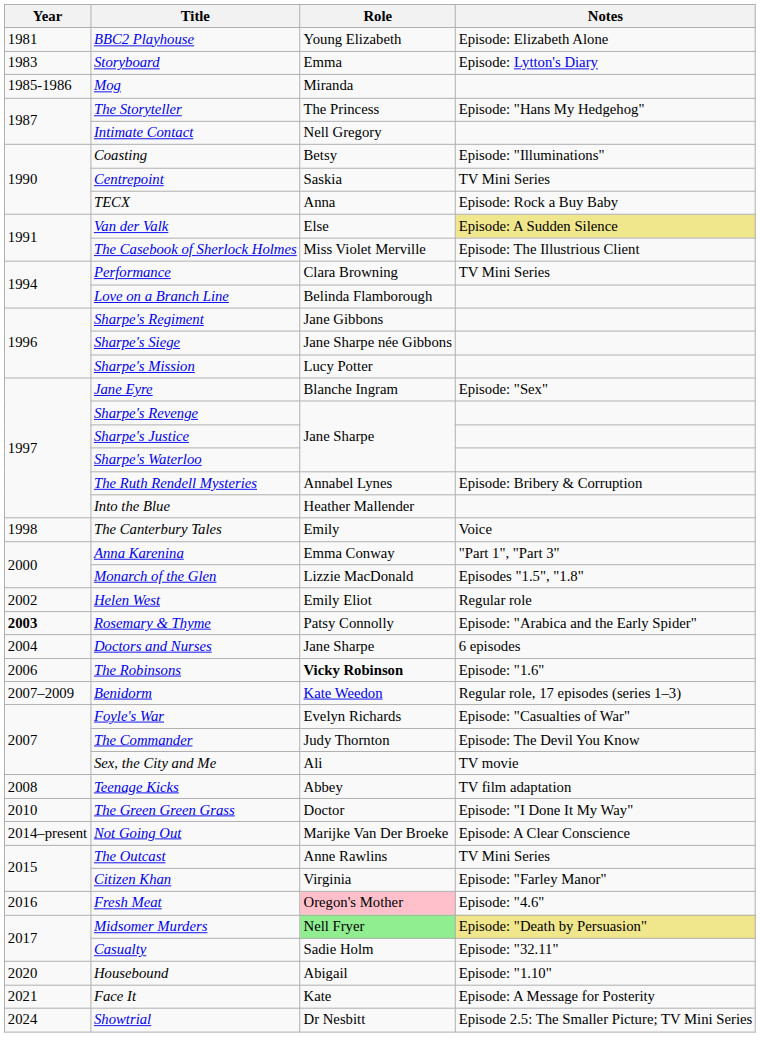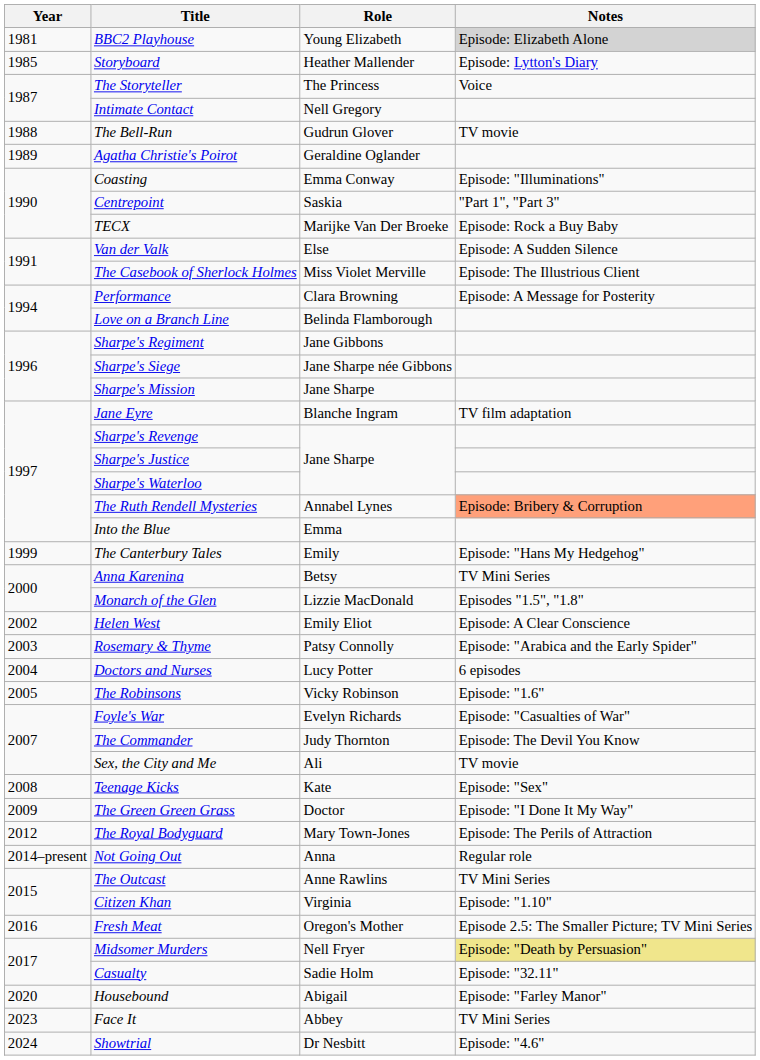(533, 39) no background -> (533, 39) lightgrey background
(23, 62) 1983 -> (23, 62) 1985
(323, 62) Emma -> (359, 62) Heather Mallender
- row: (107, 86)
(552, 109) Episode: "Hans My Hedgehog" -> (475, 86) Voice
+ row: (133, 132)
+ row: (166, 156)
(320, 156) Betsy -> (349, 179) Emma Conway
(504, 179) TV Mini Series -> (509, 202) "Part 1", "Part 3"
(319, 202) Anna -> (376, 226) Marijke Van Der Broeke
(538, 226) khaki background -> (538, 249) no background
(504, 272) TV Mini Series -> (557, 296) Episode: A Message for Posterity
(338, 366) Lucy Potter -> (339, 389) Jane Sharpe
(503, 389) Episode: "Sex" -> (515, 413) TV film adaptation
(550, 483) no background -> (550, 506) lightsalmon background
(359, 506) Heather Mallender -> (323, 529) Emma
(23, 529) 1998 -> (23, 553) 1999
(475, 529) Voice -> (552, 553) Episode: "Hans My Hedgehog"
(349, 553) Emma Conway -> (320, 576) Betsy
(509, 553) "Part 1", "Part 3" -> (504, 576) TV Mini Series
(495, 599) Regular role -> (544, 623) Episode: A Clear Conscience
(23, 623) bold -> (23, 646) normal
(339, 646) Jane Sharpe -> (338, 669) Lucy Potter
(23, 669) 2006 -> (23, 693) 2005
(353, 669) bold -> (351, 693) normal
- row: (123, 693)
(323, 786) Abbey -> (317, 786) Kate
(515, 786) TV film adaptation -> (503, 786) Episode: "Sex"
(23, 809) 2010 -> (23, 809) 2009
+ row: (158, 833)
(376, 833) Marijke Van Der Broeke -> (319, 856) Anna
(544, 833) Episode: A Clear Conscience -> (495, 856) Regular role
(533, 879) Episode: "Farley Manor" -> (505, 903) Episode: "1.10"
(353, 903) pink background -> (353, 926) no background
(501, 903) Episode: "4.6" -> (605, 926) Episode 2.5: The Smaller Picture; TV Mini Series
(334, 926) lightgreen background -> (334, 949) no background
(505, 973) Episode: "1.10" -> (533, 996) Episode: "Farley Manor"
(23, 996) 2021 -> (23, 1020) 2023
(317, 996) Kate -> (323, 1020) Abbey
(557, 996) Episode: A Message for Posterity -> (504, 1020) TV Mini Series
(605, 1020) Episode 2.5: The Smaller Picture; TV Mini Series -> (501, 1043) Episode: "4.6"
